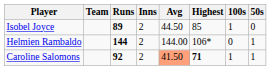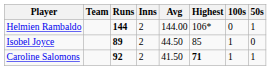rows swapped: (44, 42) <-> (30, 27)
(172, 57) lightsalmon background -> (172, 57) no background
